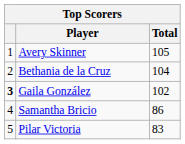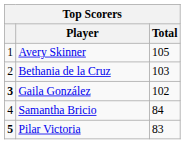(161, 72) 104 -> (161, 72) 103
(158, 110) 86 -> (158, 110) 84
(10, 129) normal -> (10, 129) bold
